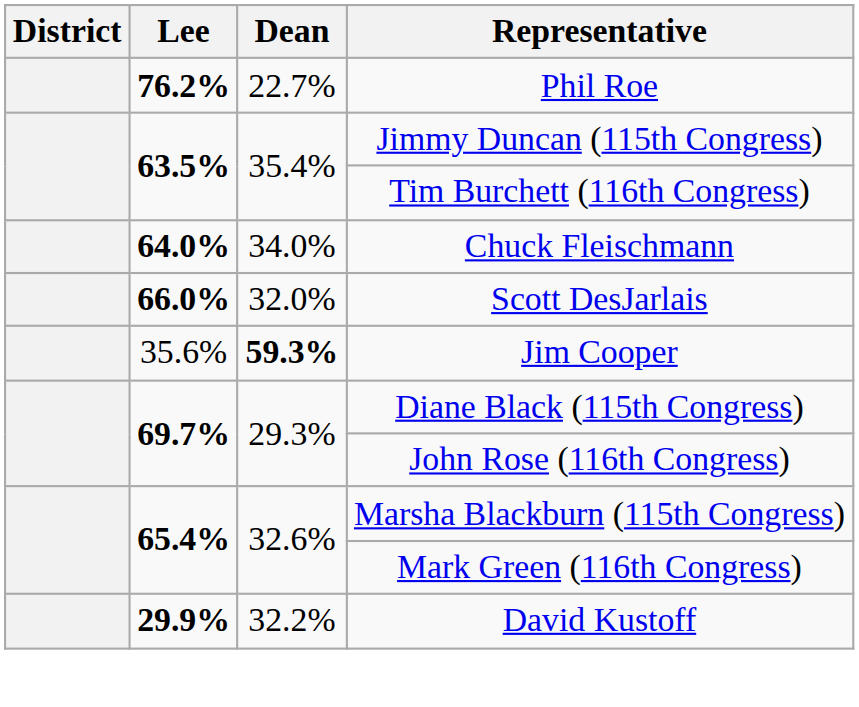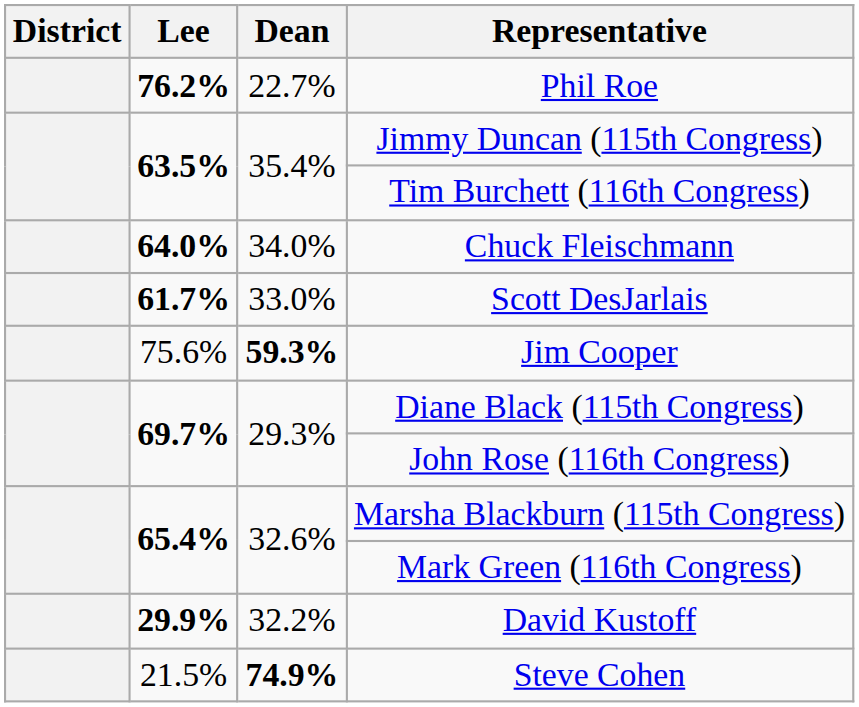(184, 298) 66.0% -> (184, 298) 61.7%
(292, 298) 32.0% -> (292, 298) 33.0%
(184, 352) 35.6% -> (184, 352) 75.6%
+ row: (599, 673)
